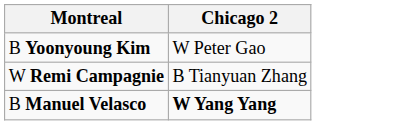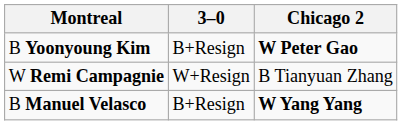+ column: (211, 18)
(219, 47) normal -> (308, 47) bold
